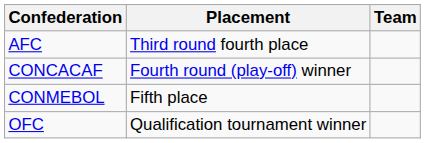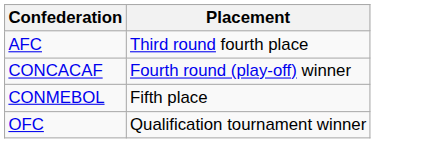- column: (395, 17)
